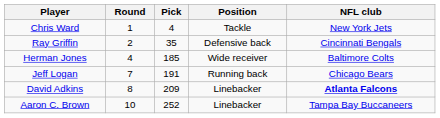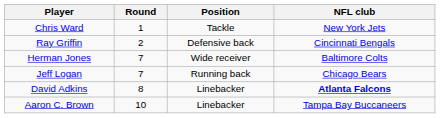- column: (171, 12)
(130, 58) 4 -> (141, 58) 7
